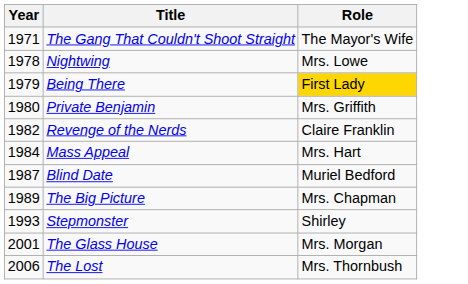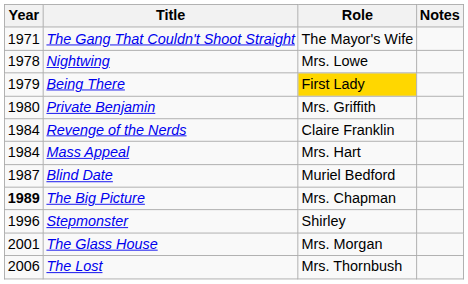+ column: (440, 15)
(24, 130) 1982 -> (24, 130) 1984
(24, 198) normal -> (24, 198) bold
(24, 221) 1993 -> (24, 221) 1996
